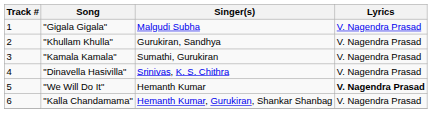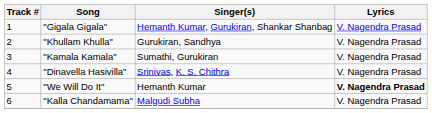(169, 27) Malgudi Subha -> (235, 27) Hemanth Kumar, Gurukiran, Shankar Shanbag
(235, 101) Hemanth Kumar, Gurukiran, Shankar Shanbag -> (169, 101) Malgudi Subha
